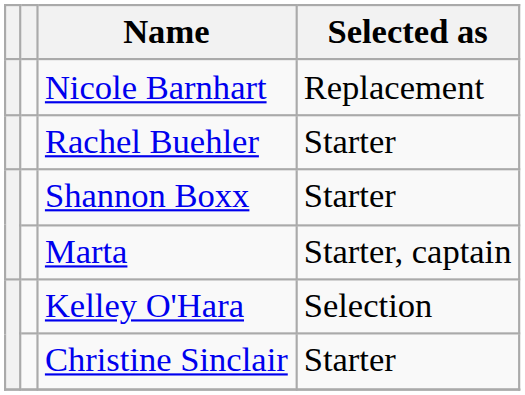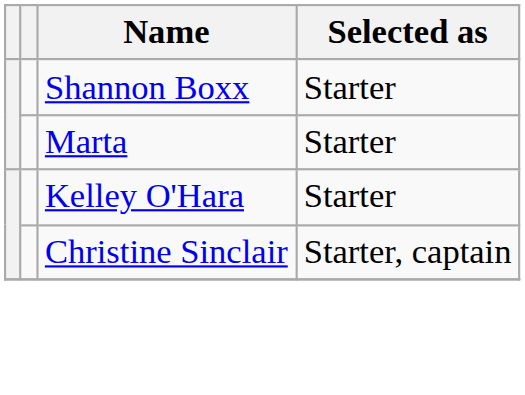- row: (156, 86)
- row: (152, 141)
(408, 251) Starter, captain -> (350, 141) Starter
(368, 305) Selection -> (350, 196) Starter
(350, 360) Starter -> (408, 251) Starter, captain
